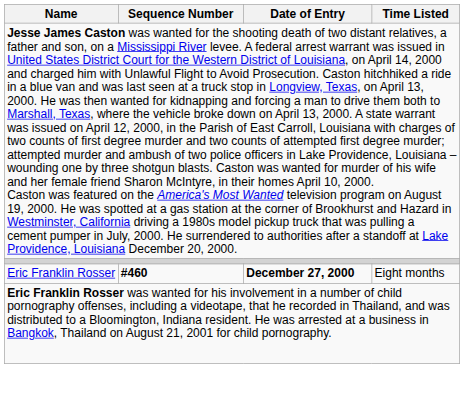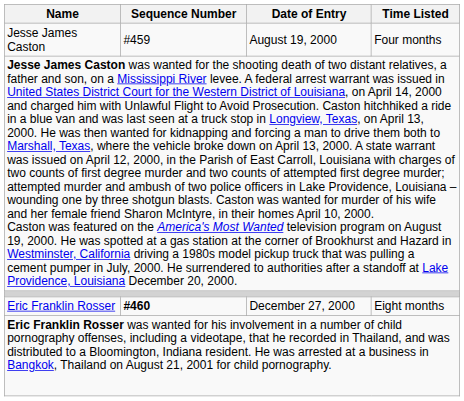+ row: (42, 39)
(300, 273) bold -> (302, 306) normal
